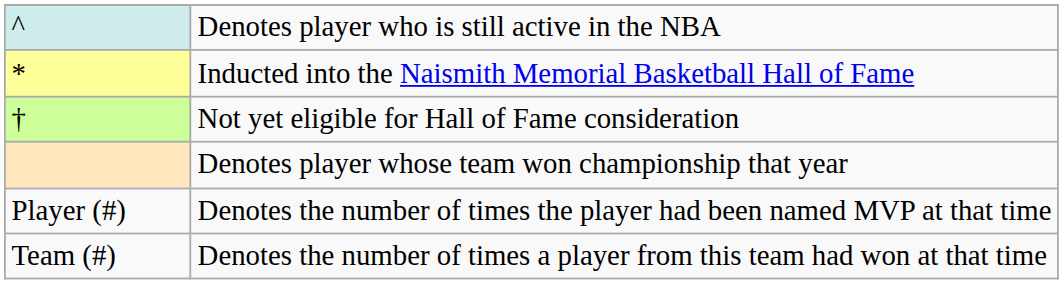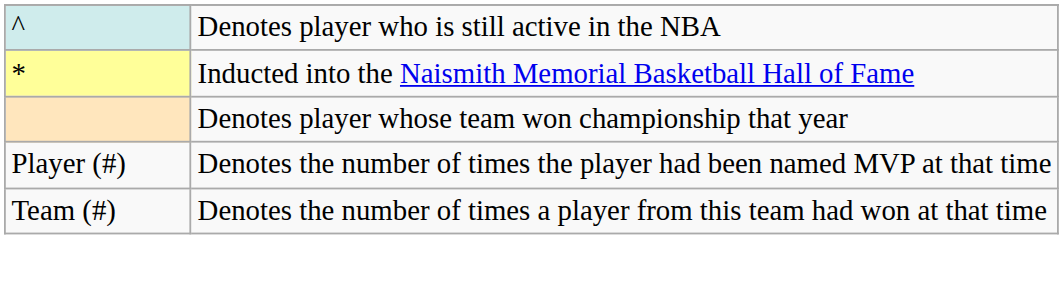- row: (468, 118)
